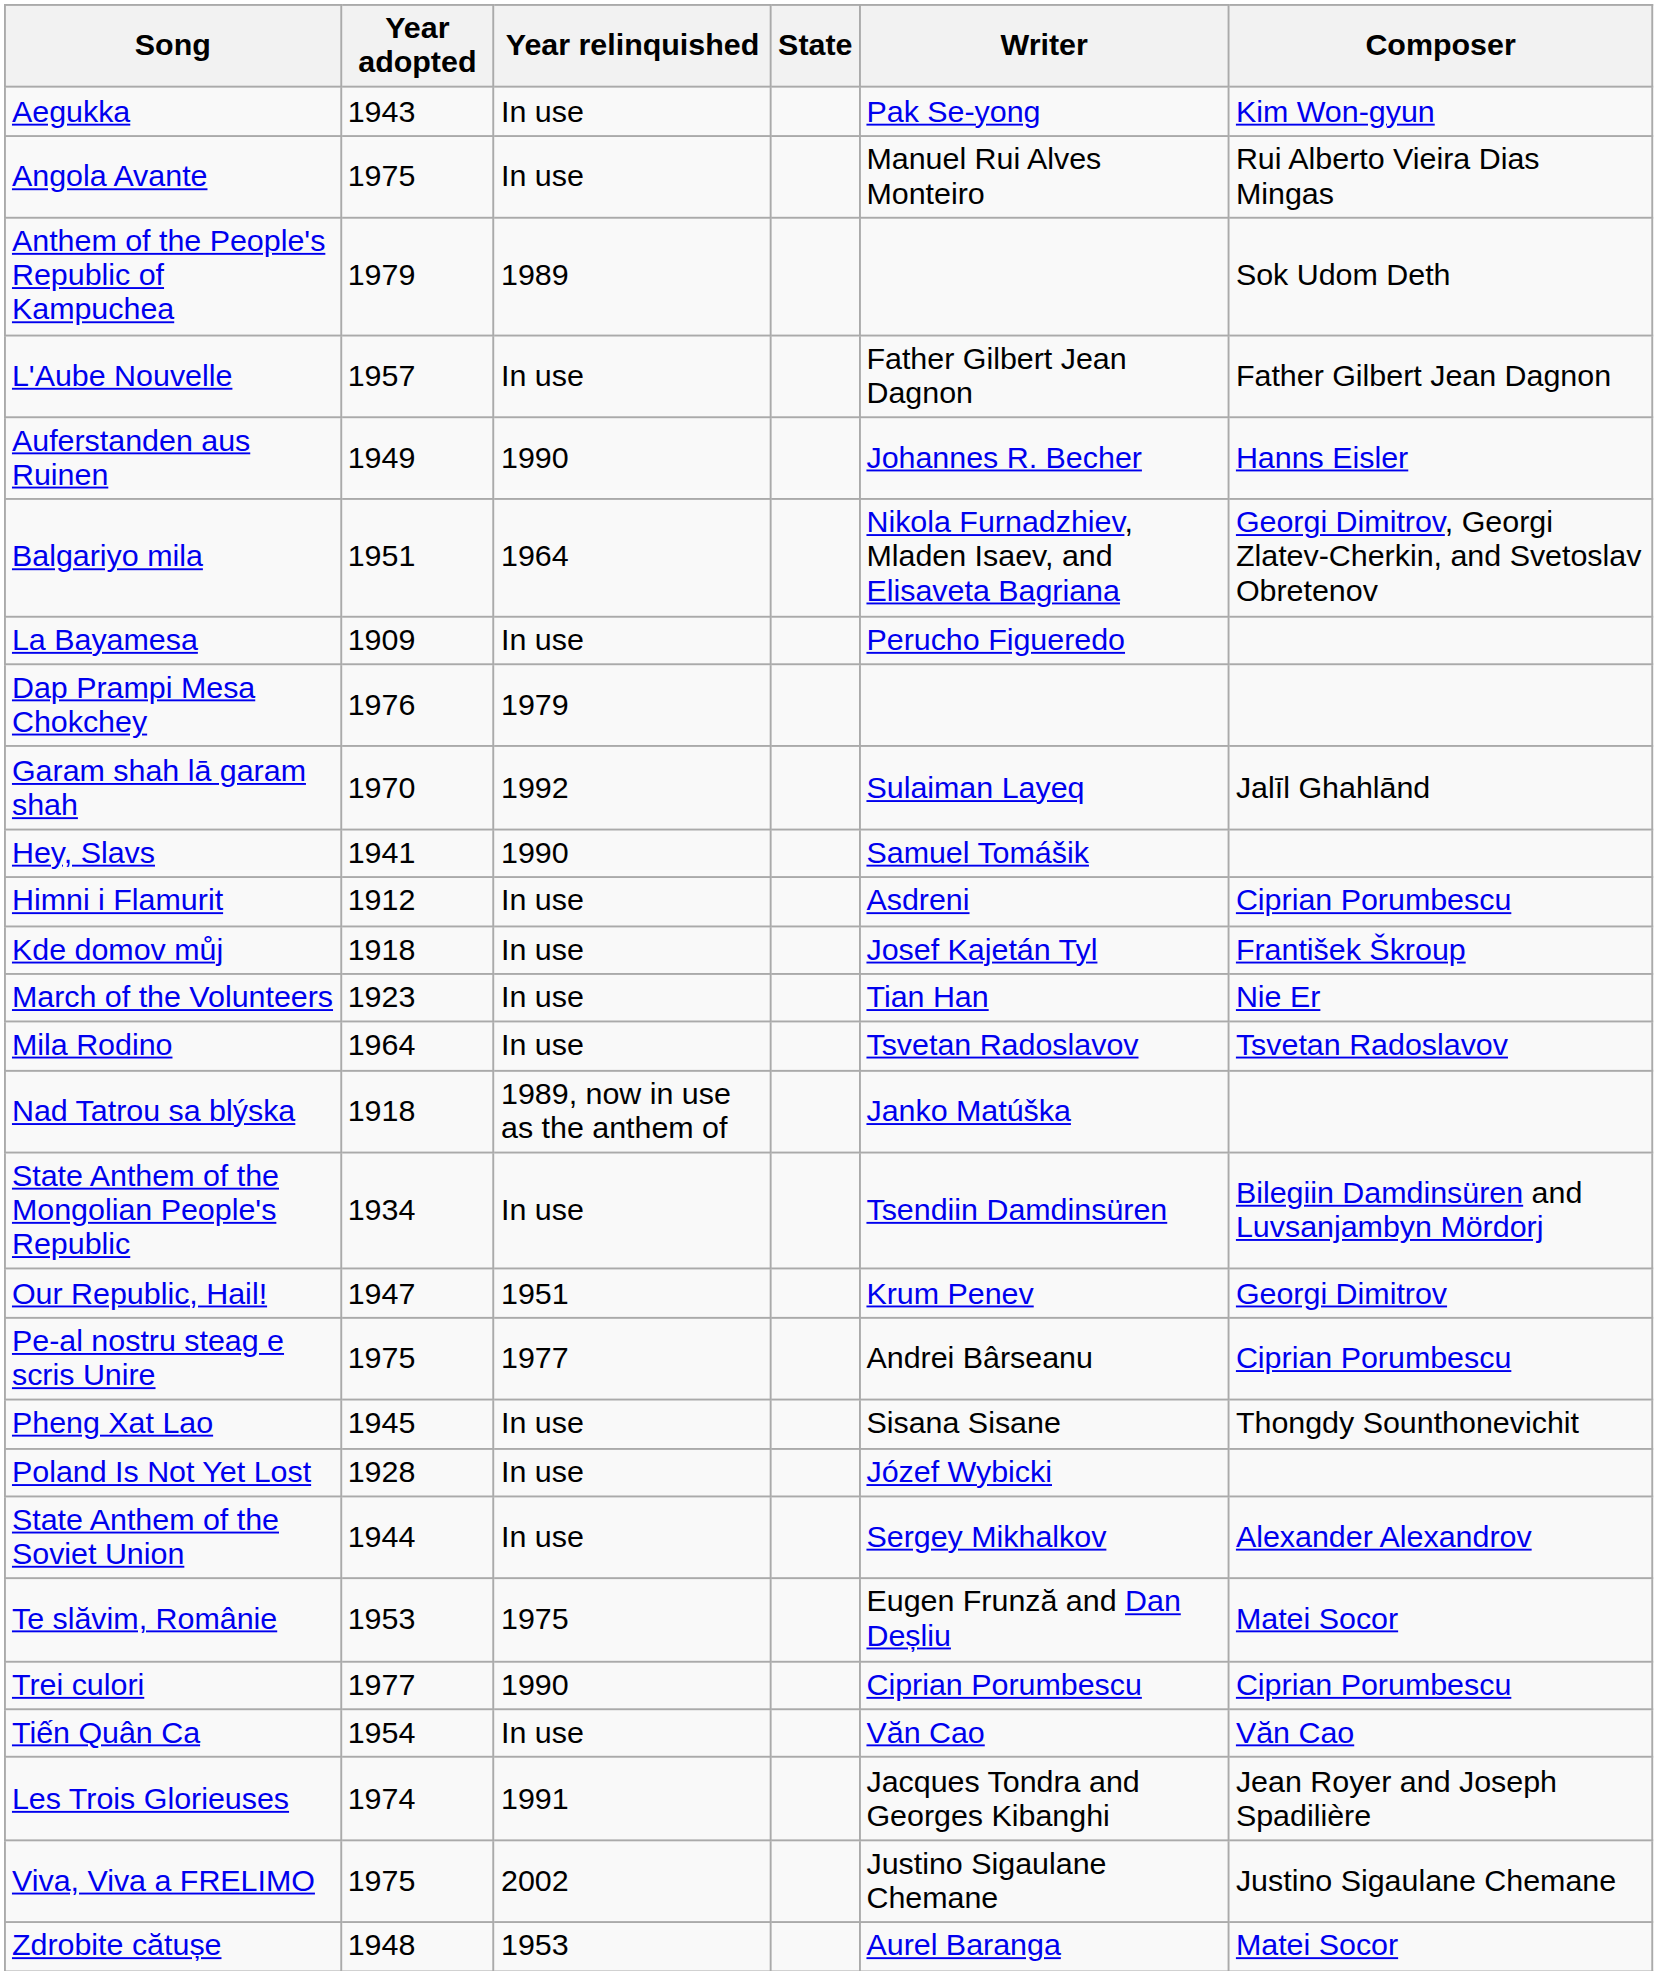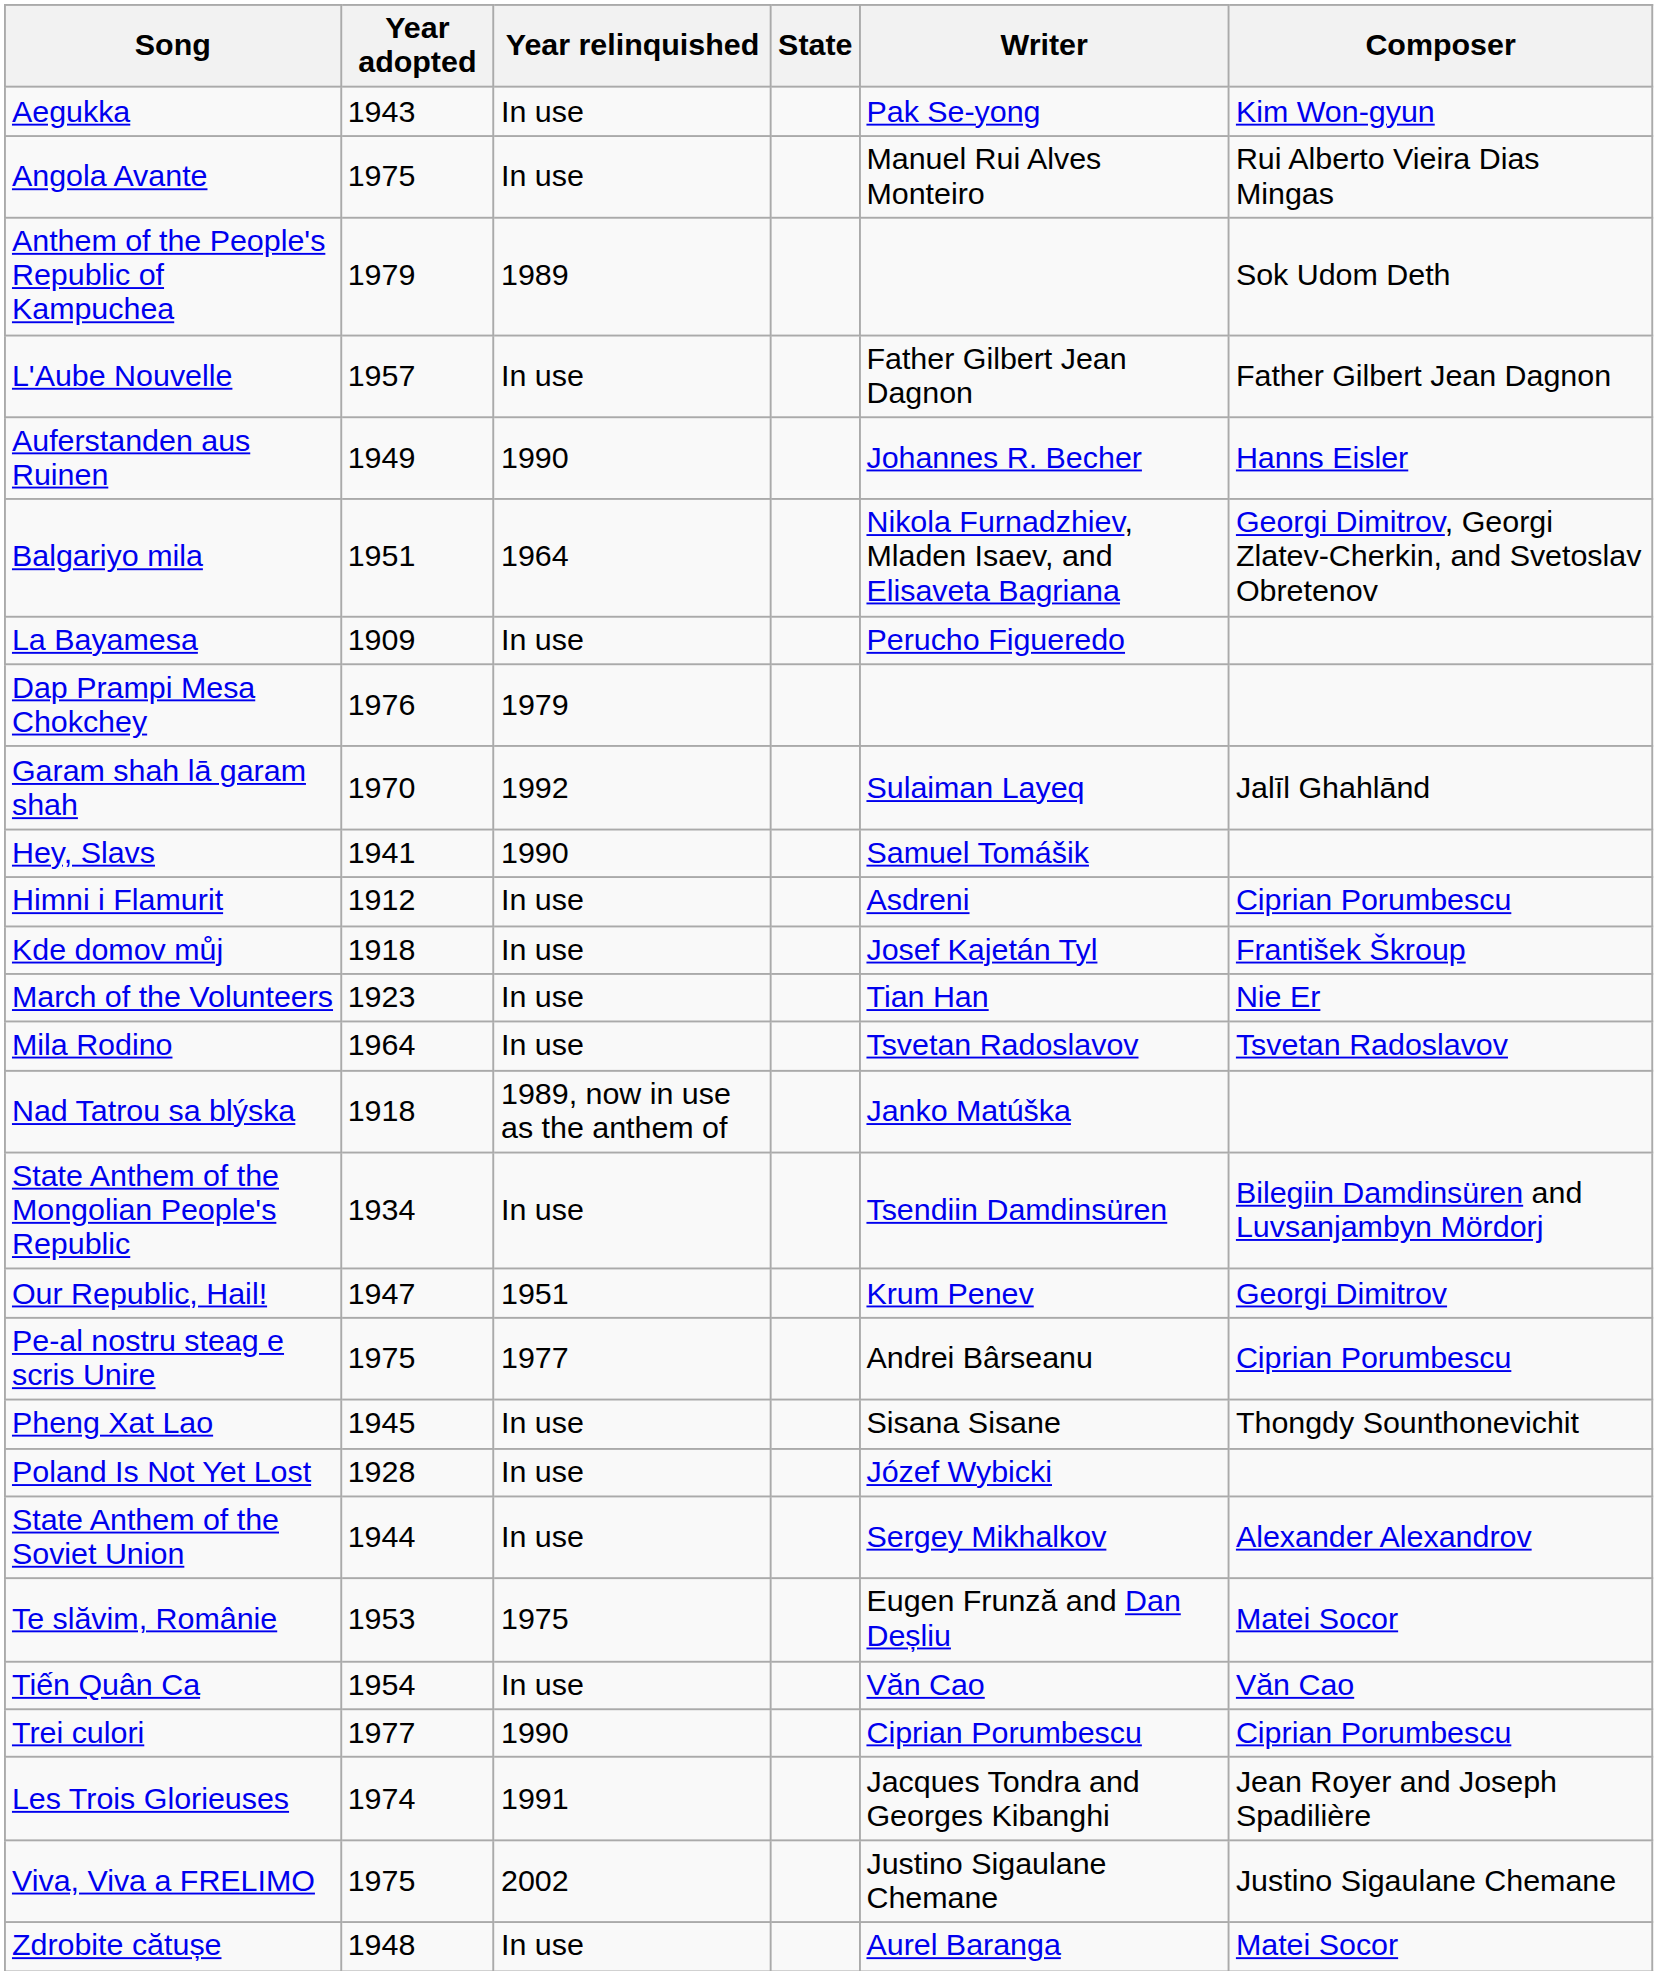rows swapped: (106, 1732) <-> (78, 1684)
(535, 1945) 1953 -> (542, 1945) In use
